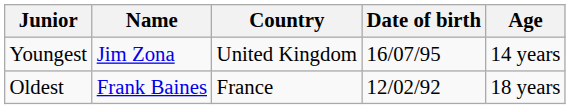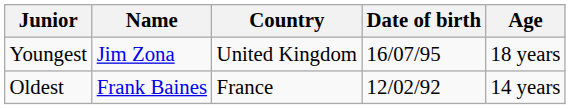(526, 53) 14 years -> (526, 53) 18 years
(526, 86) 18 years -> (526, 86) 14 years
